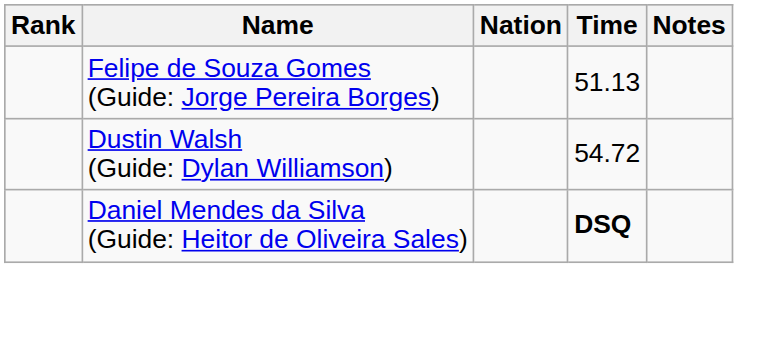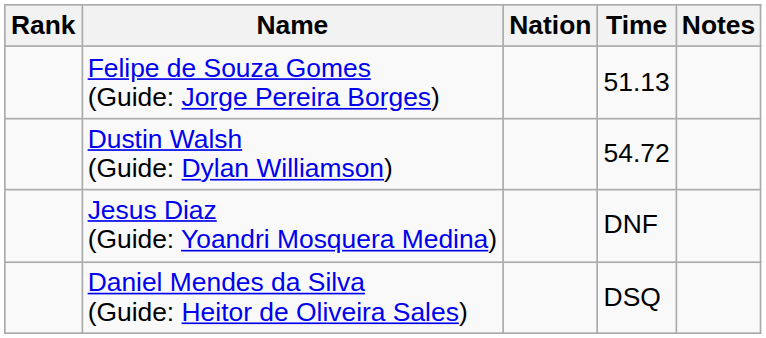+ row: (292, 225)
(603, 225) bold -> (632, 296) normal
